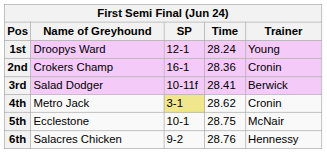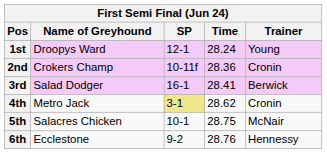(178, 67) 16-1 -> (182, 67) 10-11f
(182, 85) 10-11f -> (178, 85) 16-1
(61, 121) Ecclestone -> (78, 121) Salacres Chicken
(78, 139) Salacres Chicken -> (61, 139) Ecclestone
